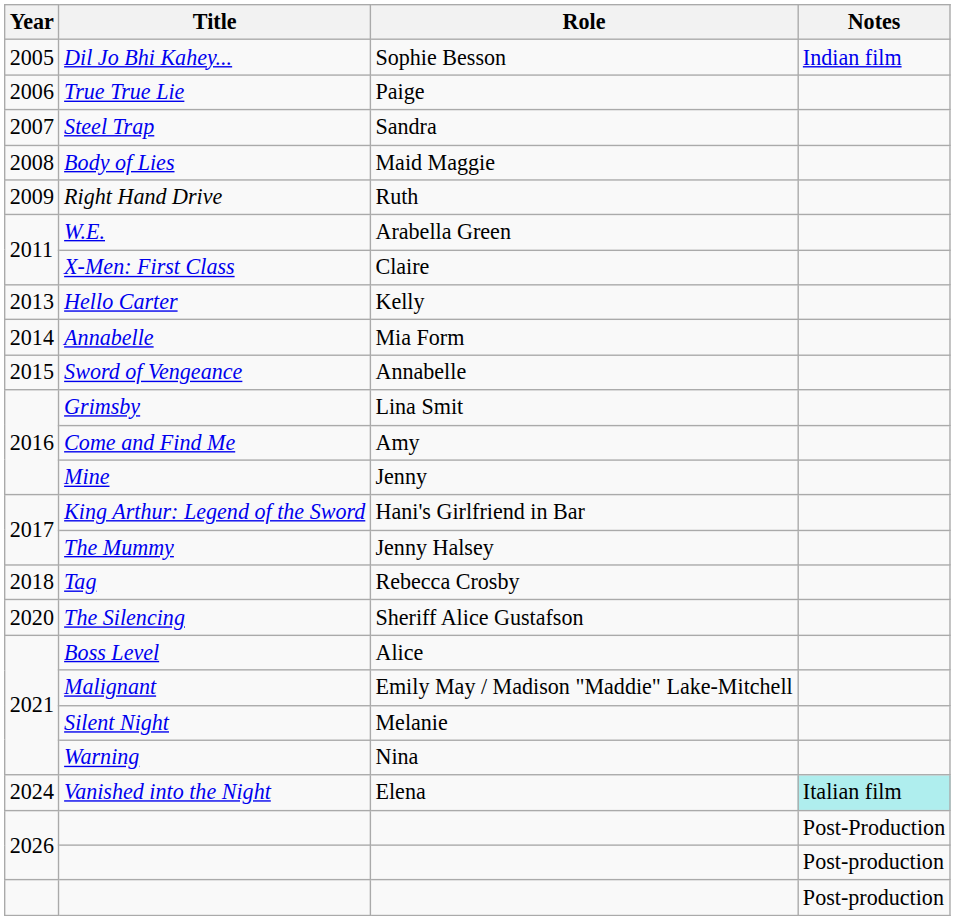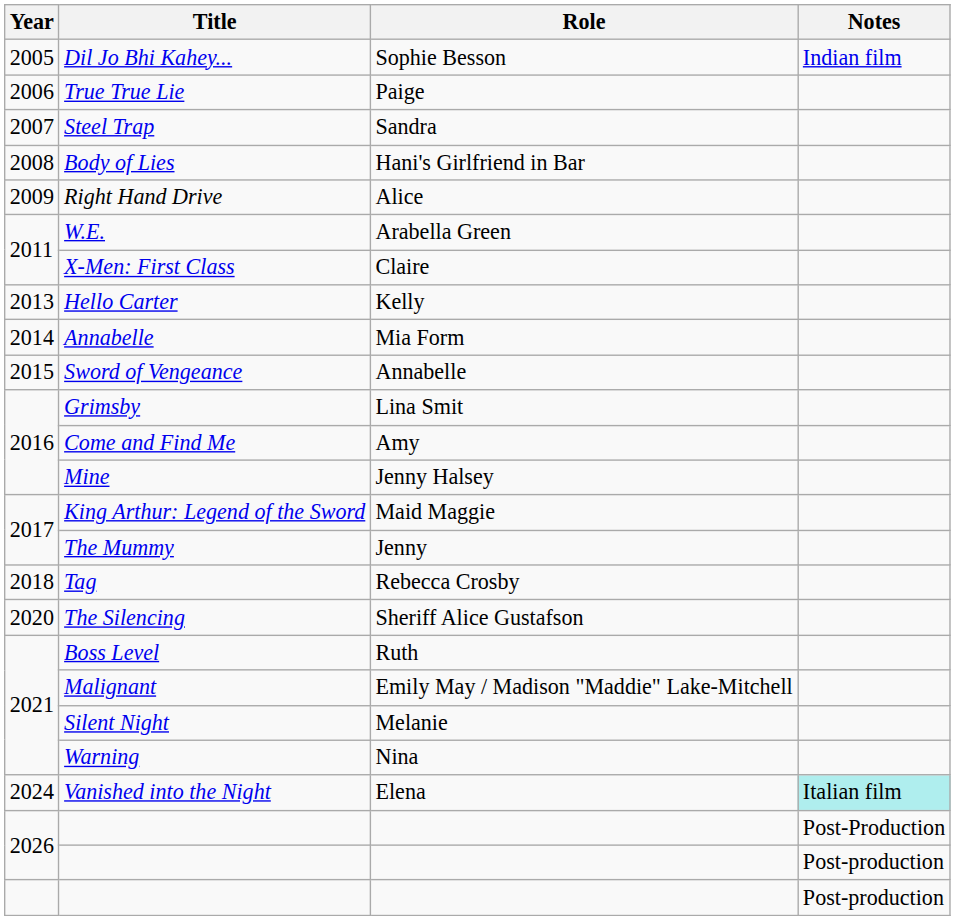(435, 162) Maid Maggie -> (480, 162) Hani's Girlfriend in Bar
(397, 197) Ruth -> (399, 197) Alice
(401, 477) Jenny -> (435, 477) Jenny Halsey
(480, 512) Hani's Girlfriend in Bar -> (435, 512) Maid Maggie
(435, 547) Jenny Halsey -> (401, 547) Jenny
(399, 652) Alice -> (397, 652) Ruth
